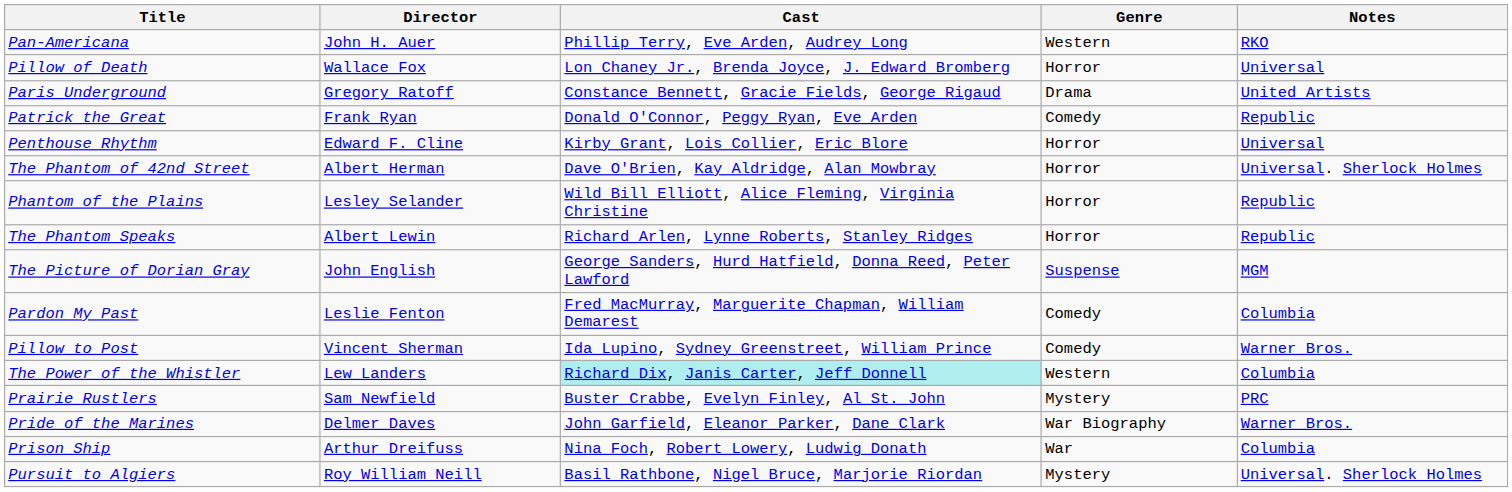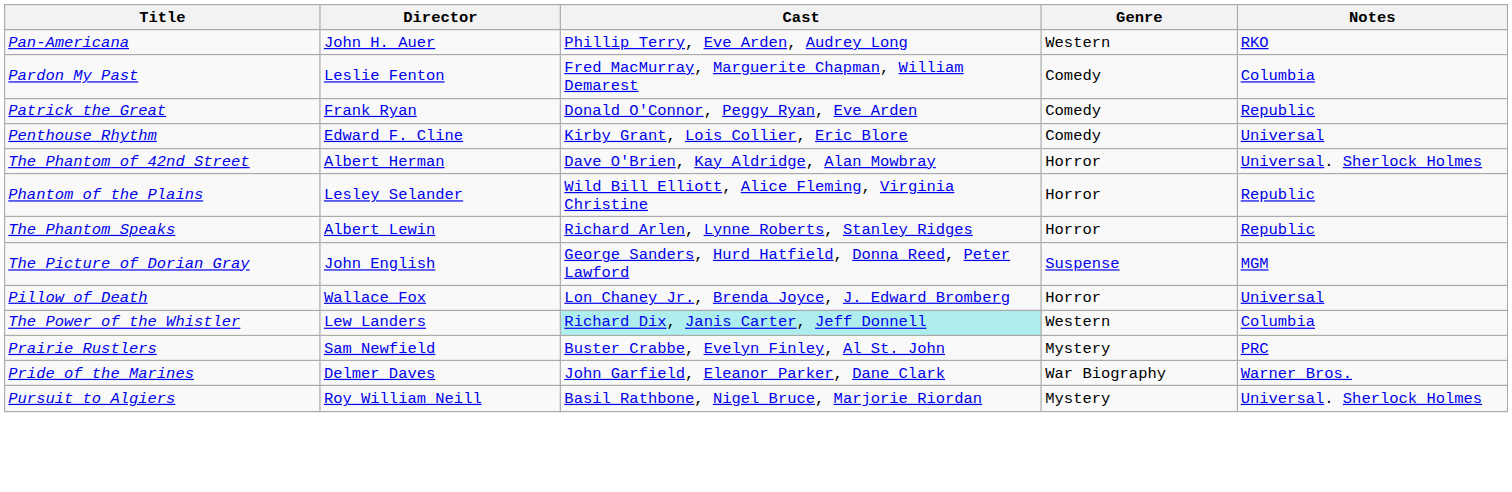rows swapped: (73, 314) <-> (78, 68)
- row: (87, 93)
(1073, 143) Horror -> (1073, 136) Comedy
- row: (73, 348)
- row: (59, 449)
